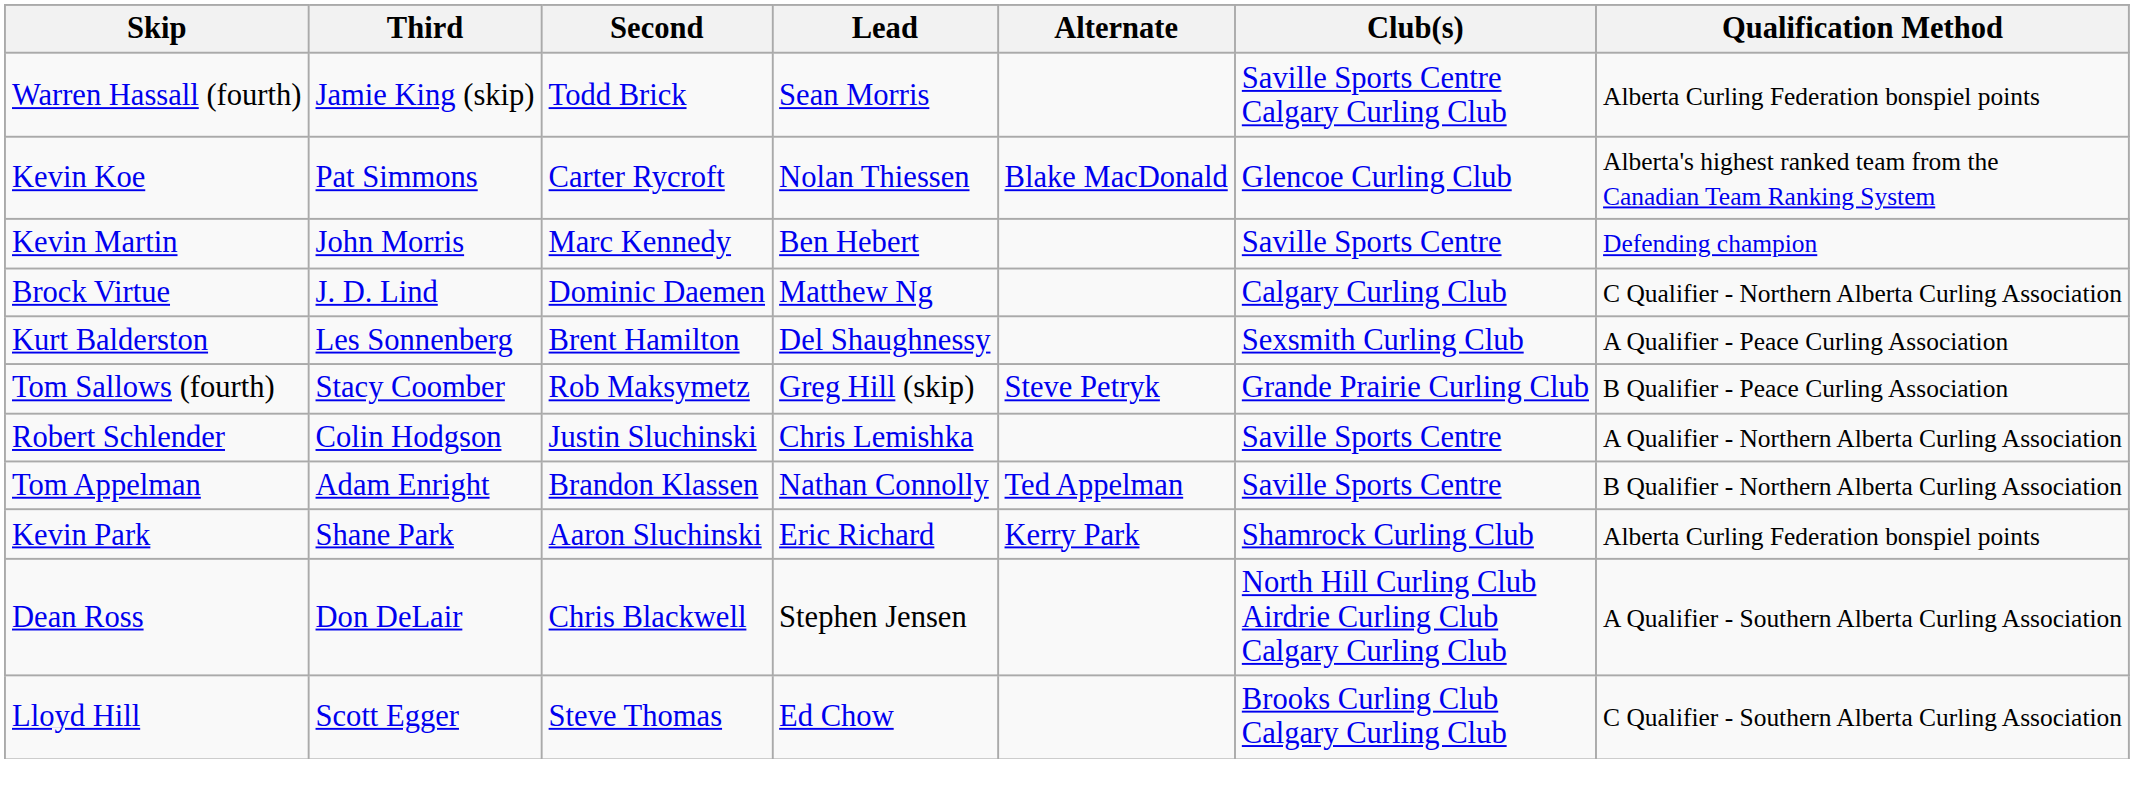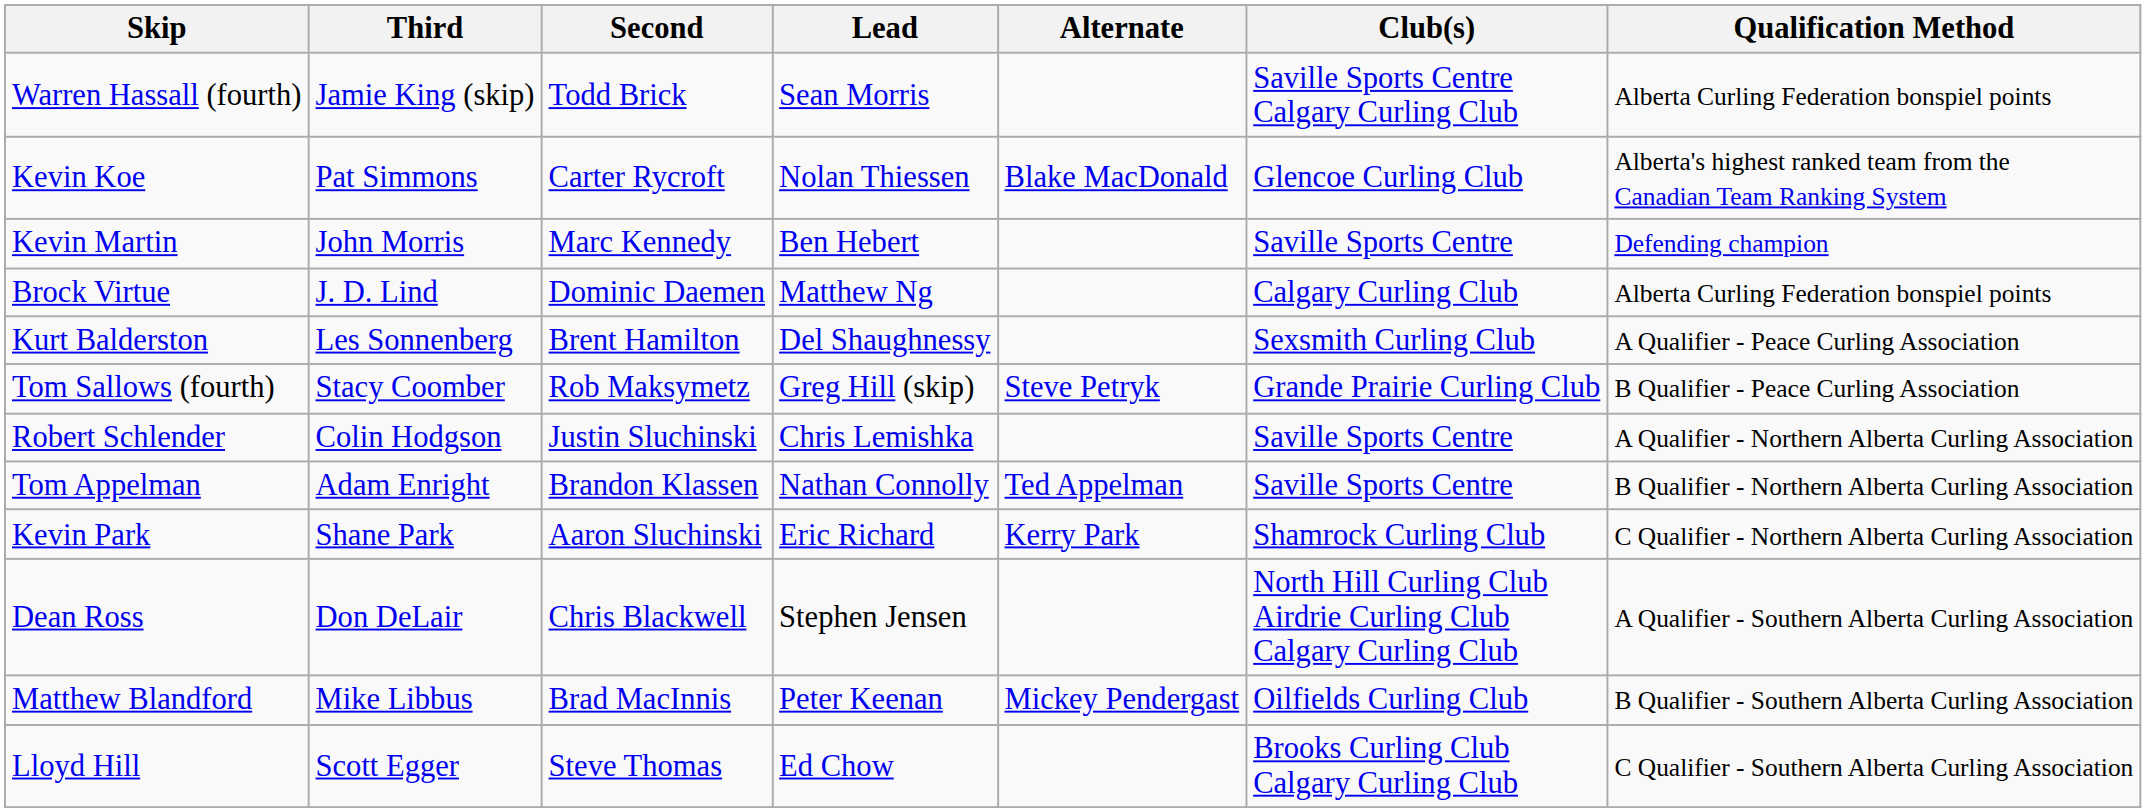(1863, 293) C Qualifier - Northern Alberta Curling Association -> (1833, 293) Alberta Curling Federation bonspiel points
(1822, 535) Alberta Curling Federation bonspiel points -> (1874, 535) C Qualifier - Northern Alberta Curling Association
+ row: (132, 699)
